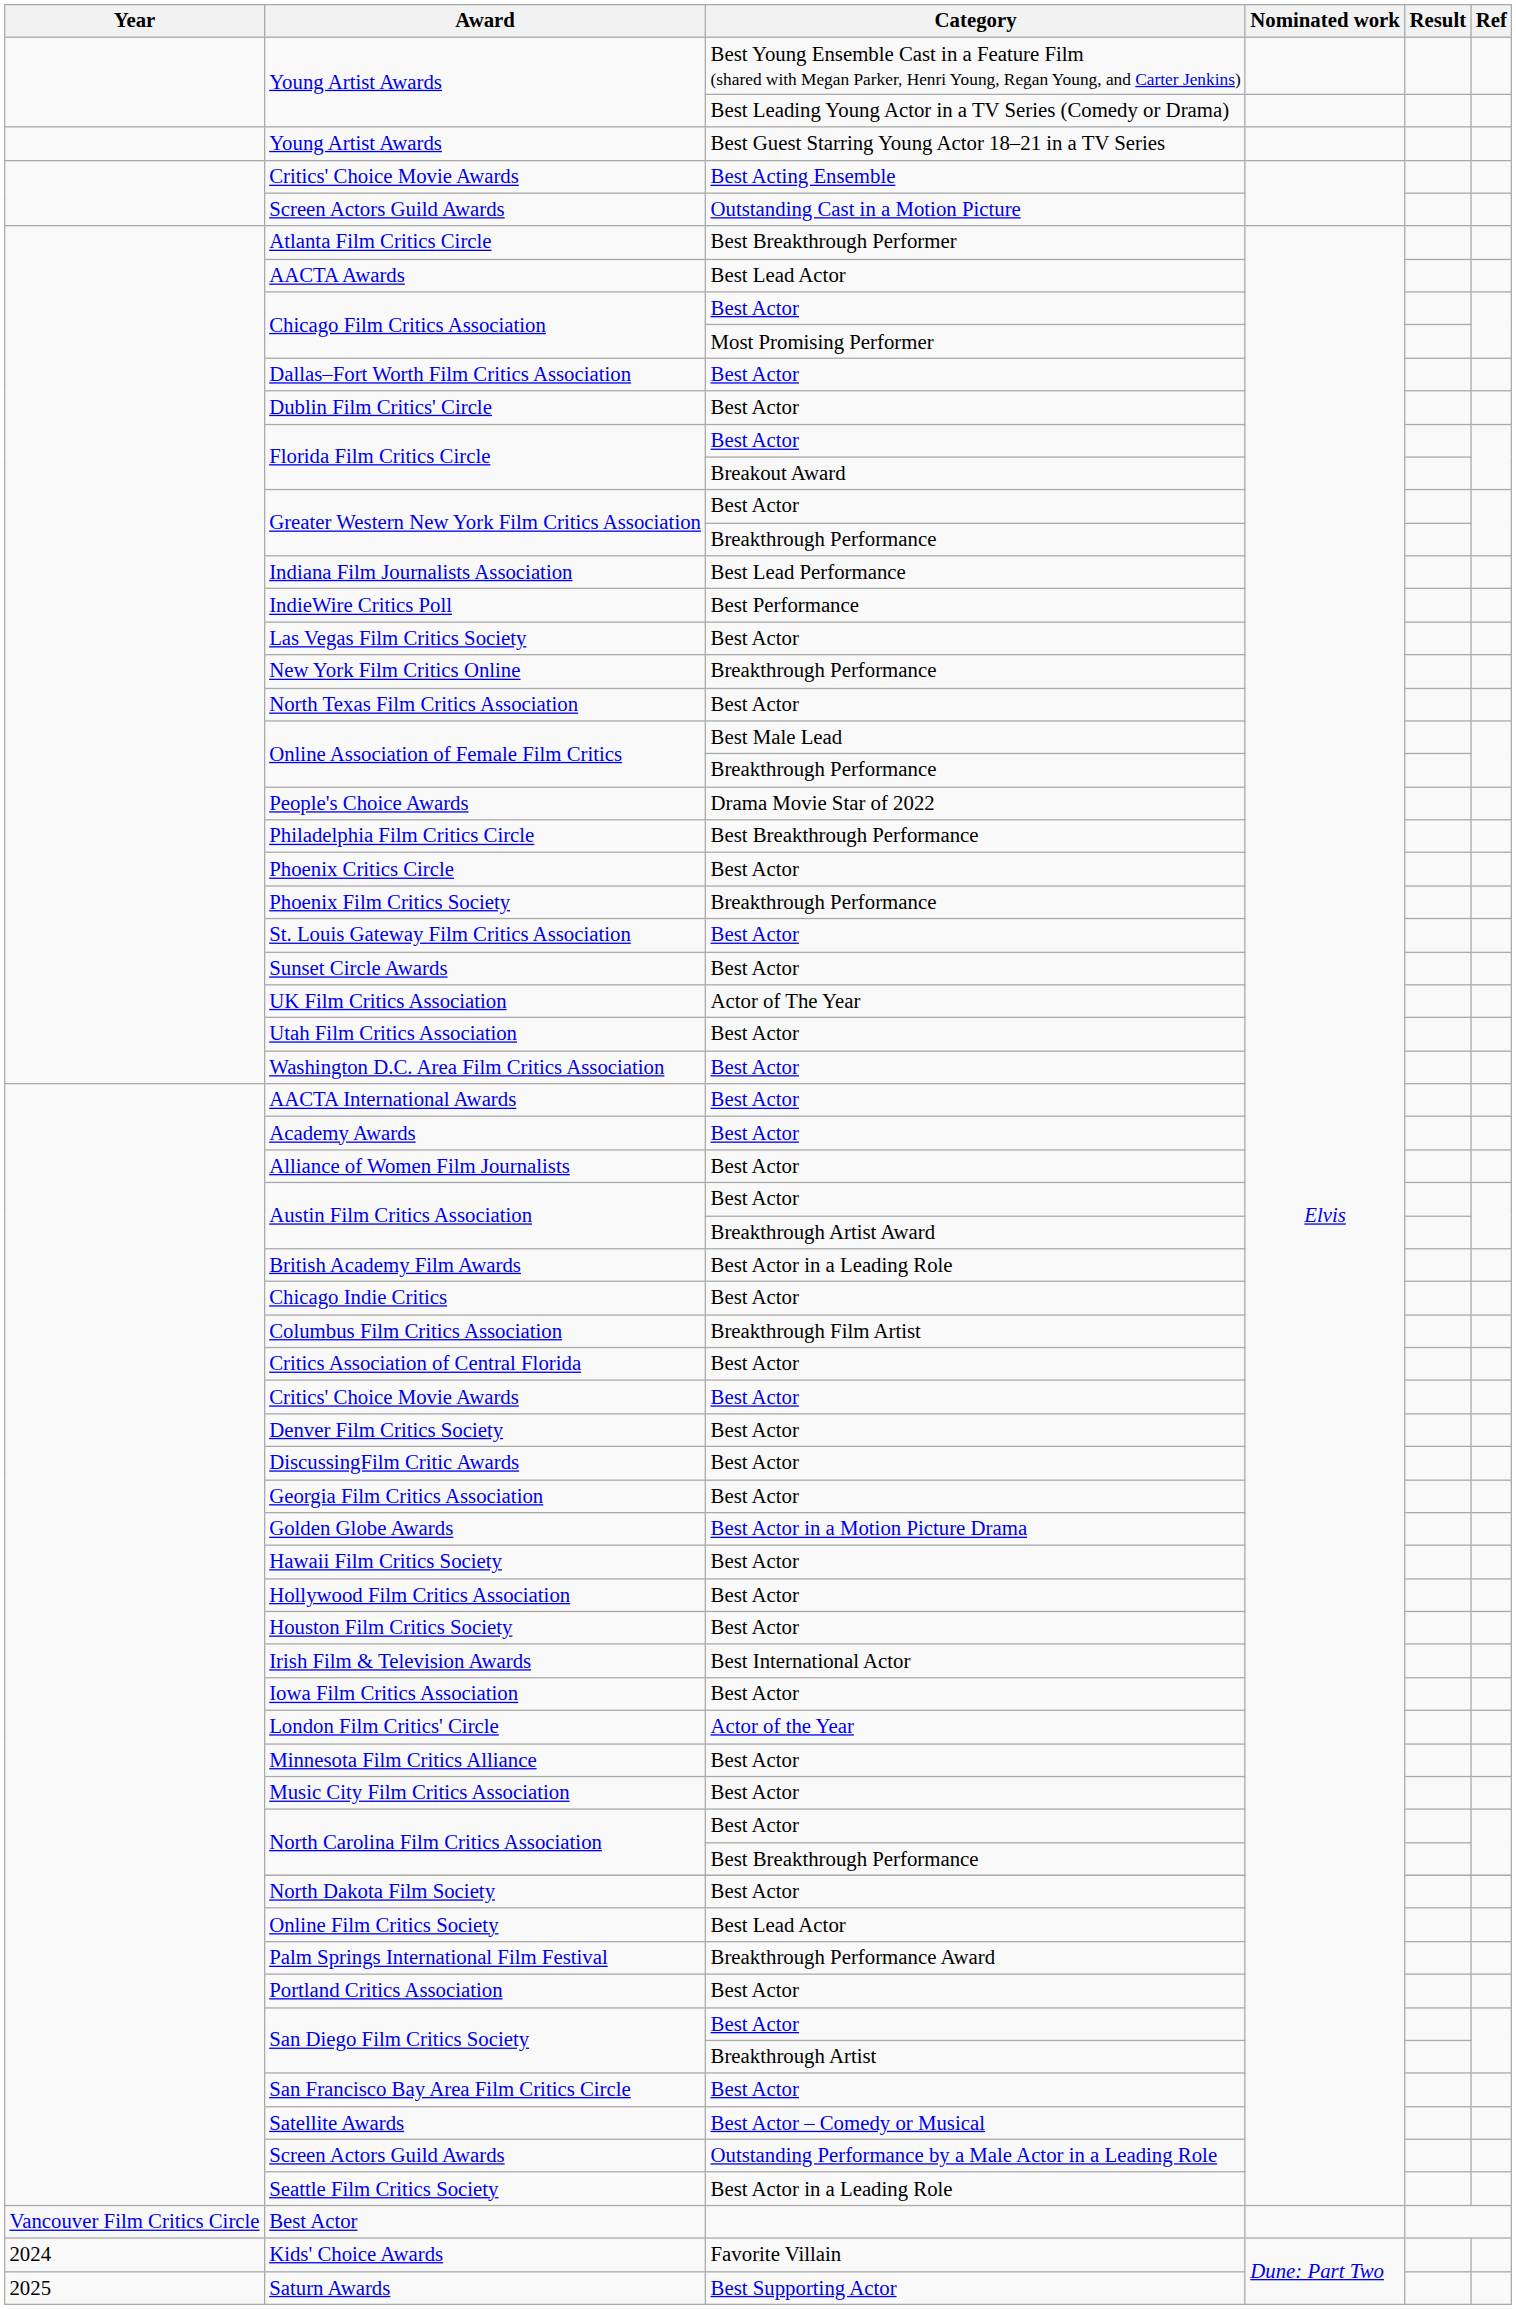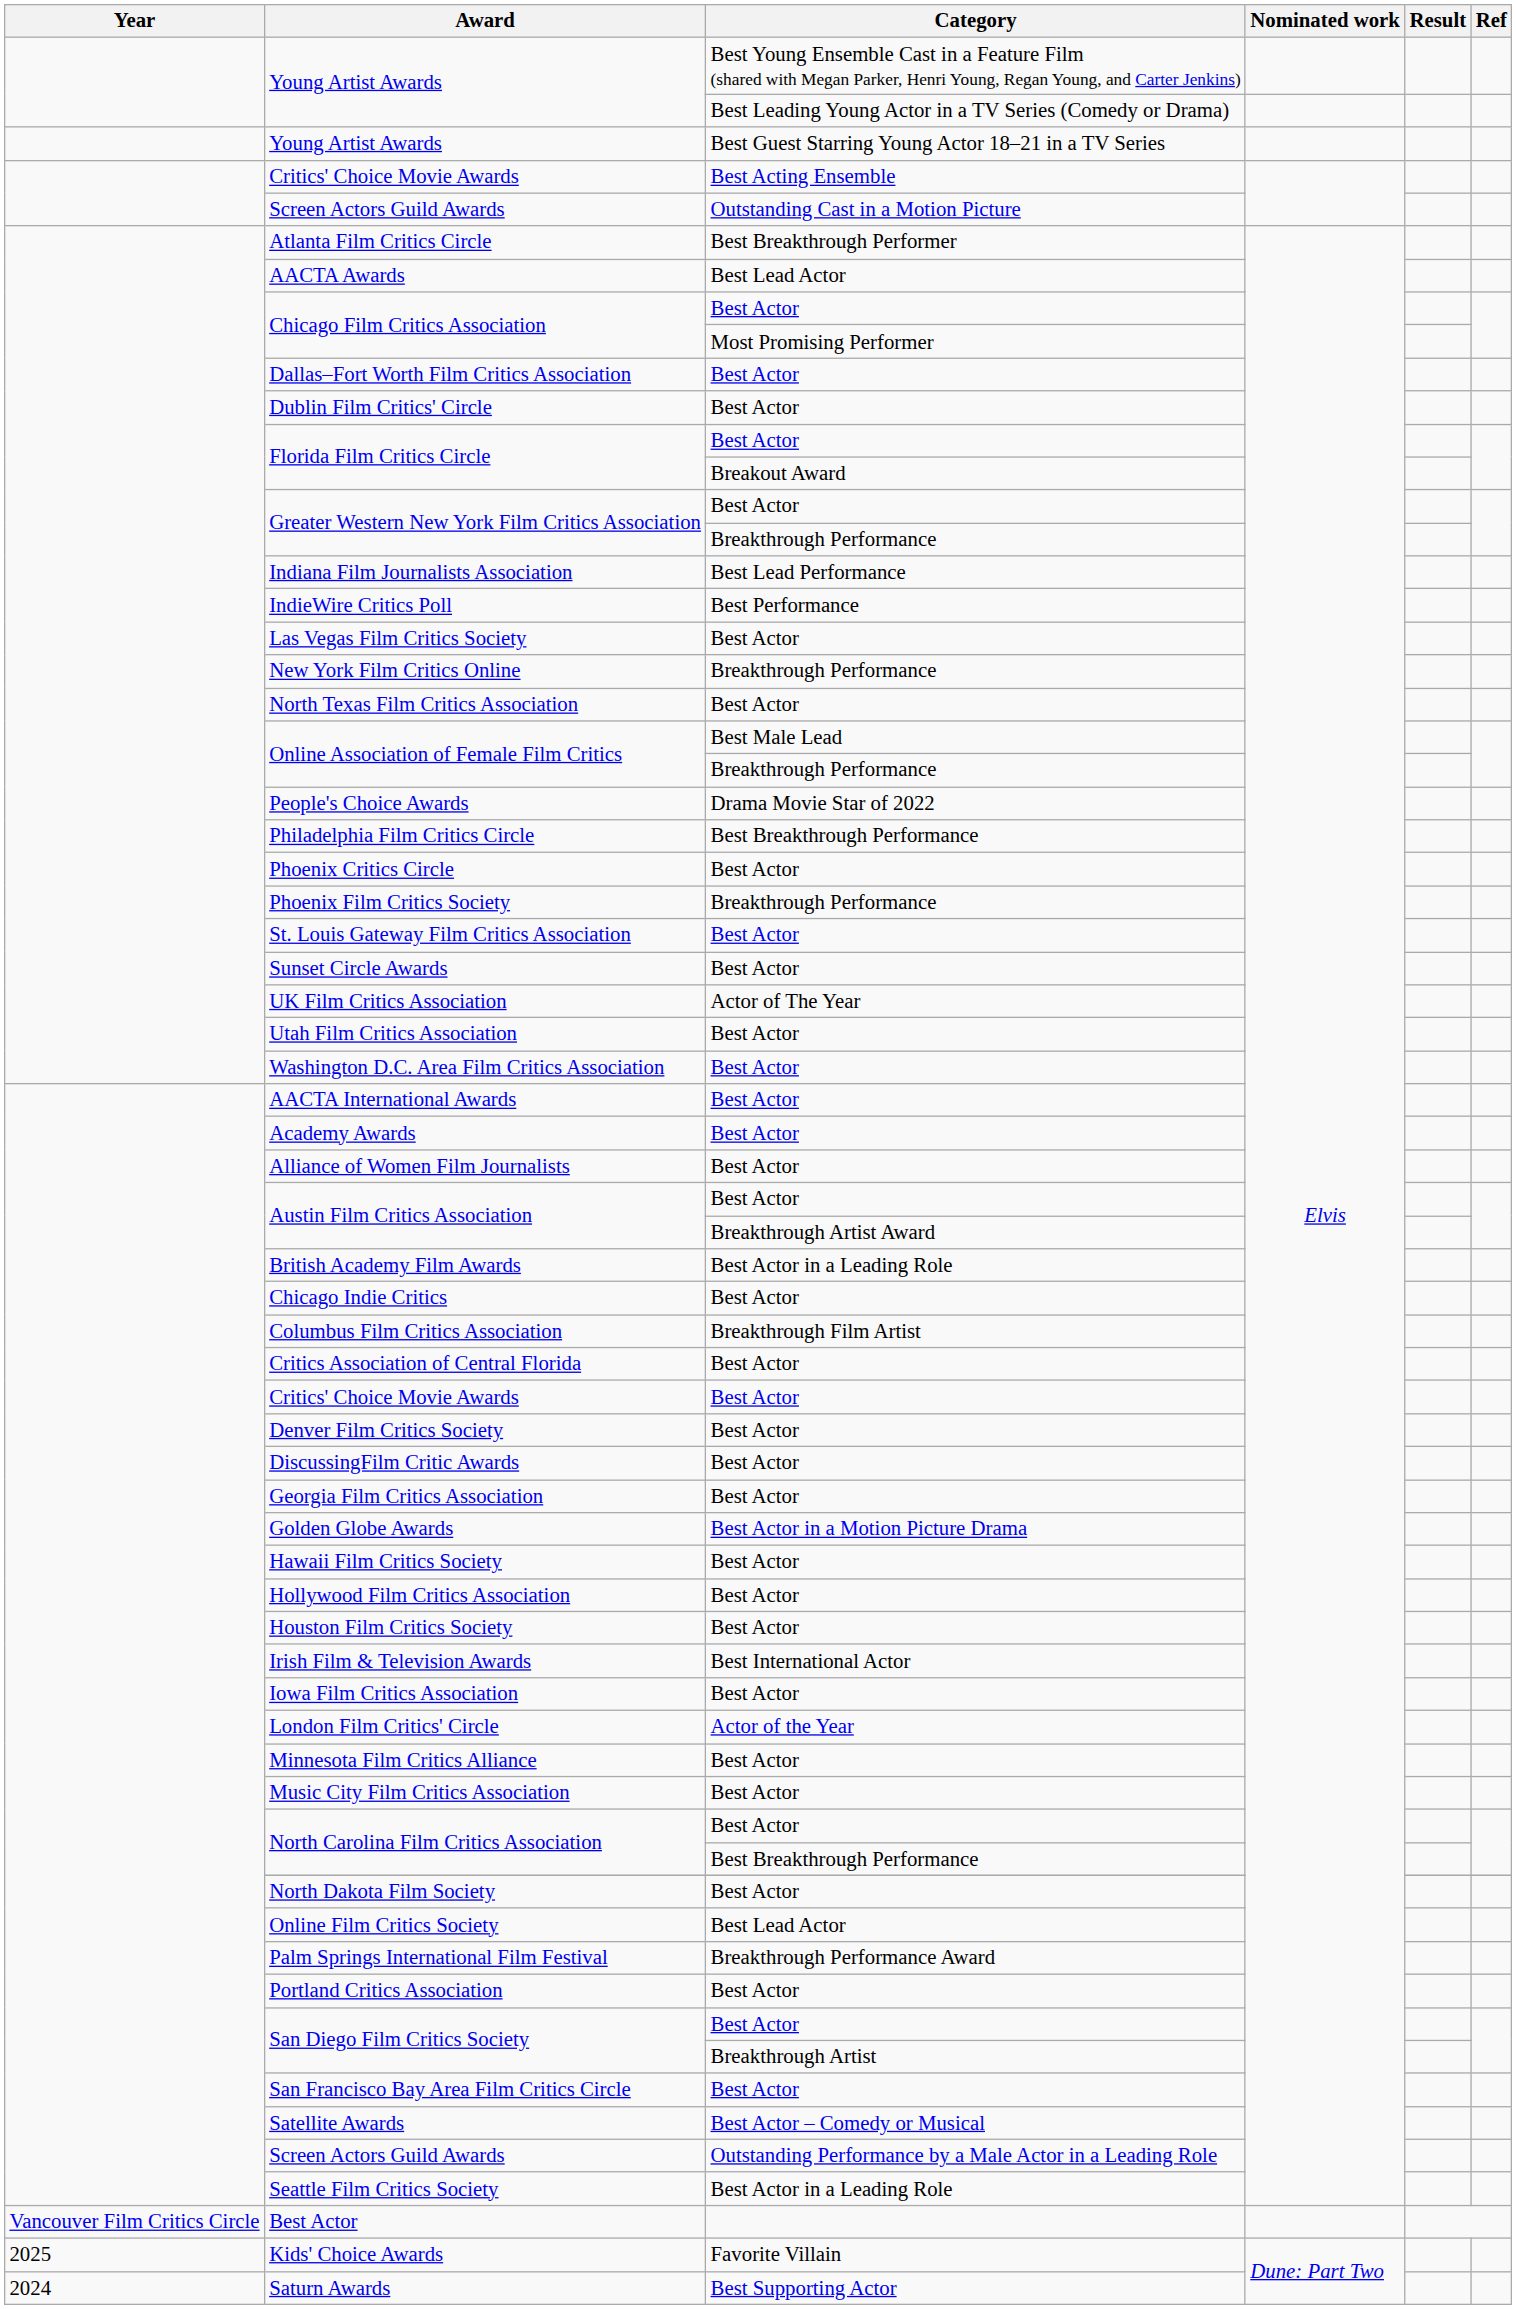(30, 2254) 2024 -> (30, 2254) 2025
(30, 2287) 2025 -> (30, 2287) 2024
